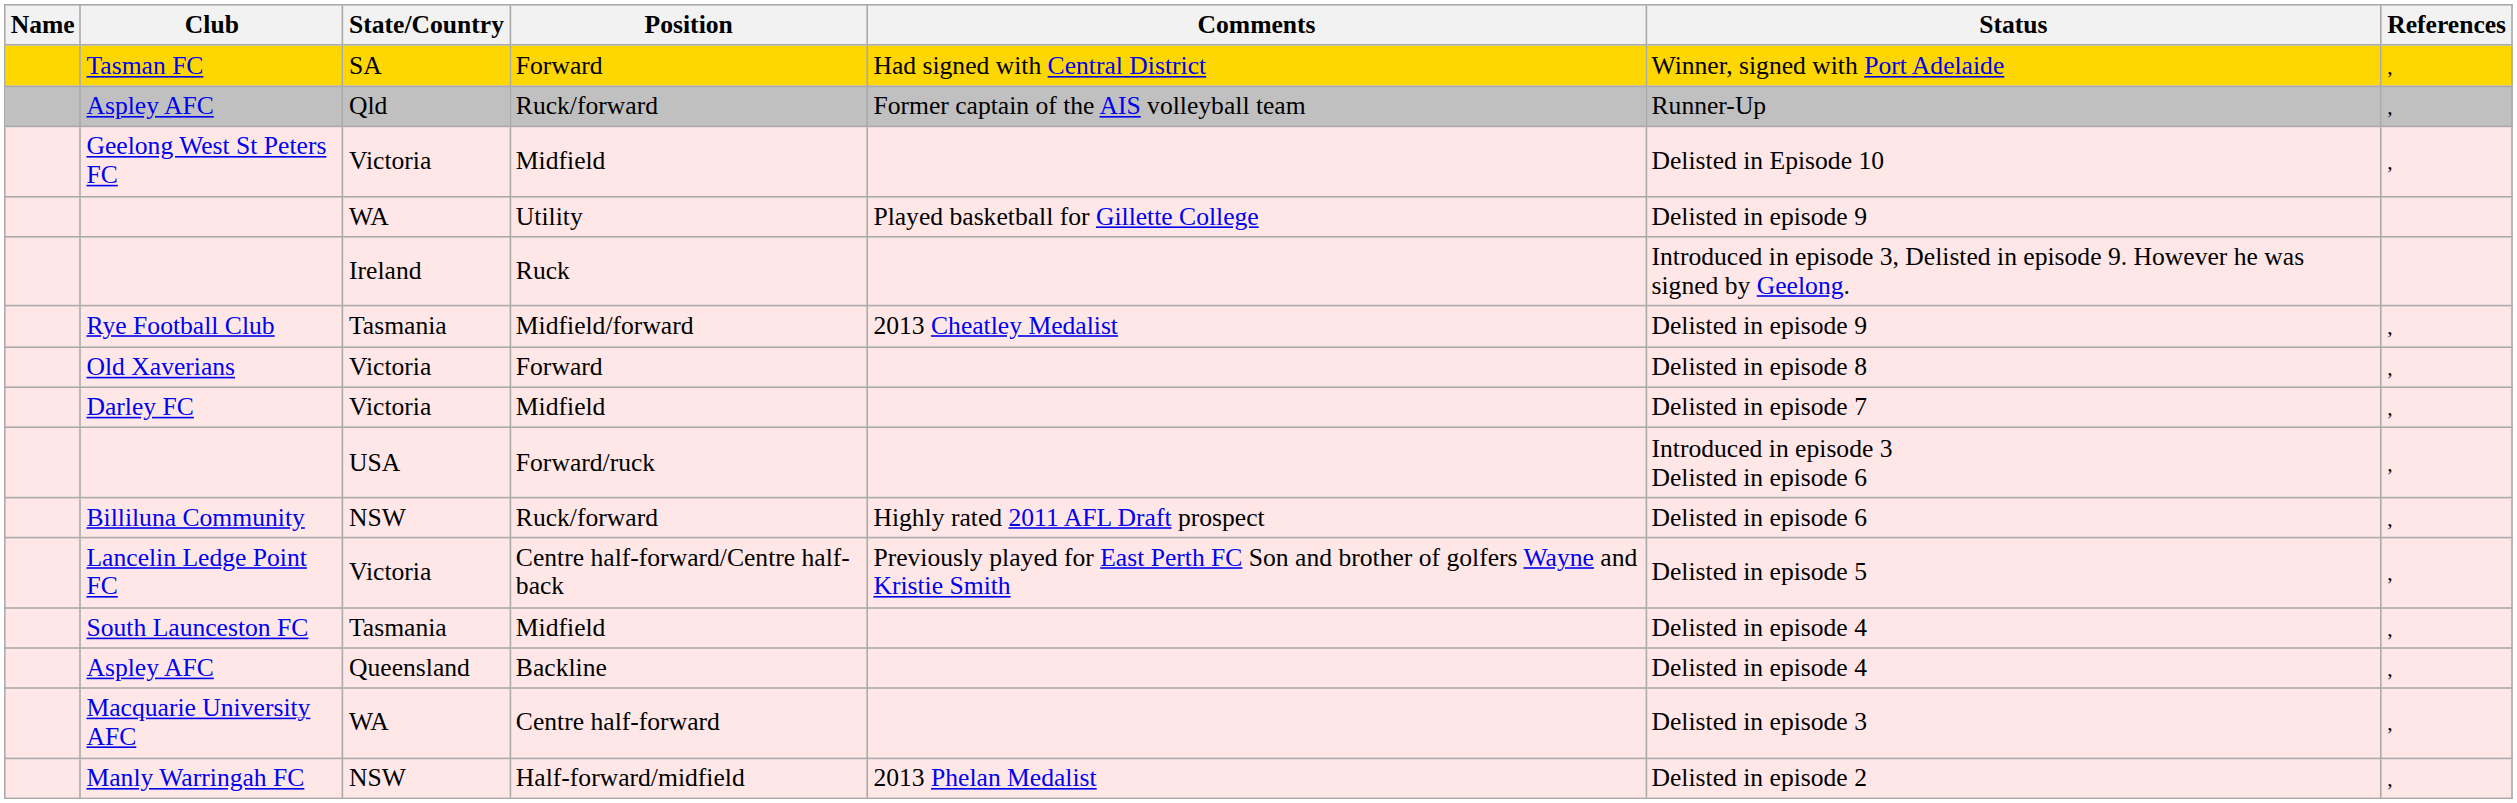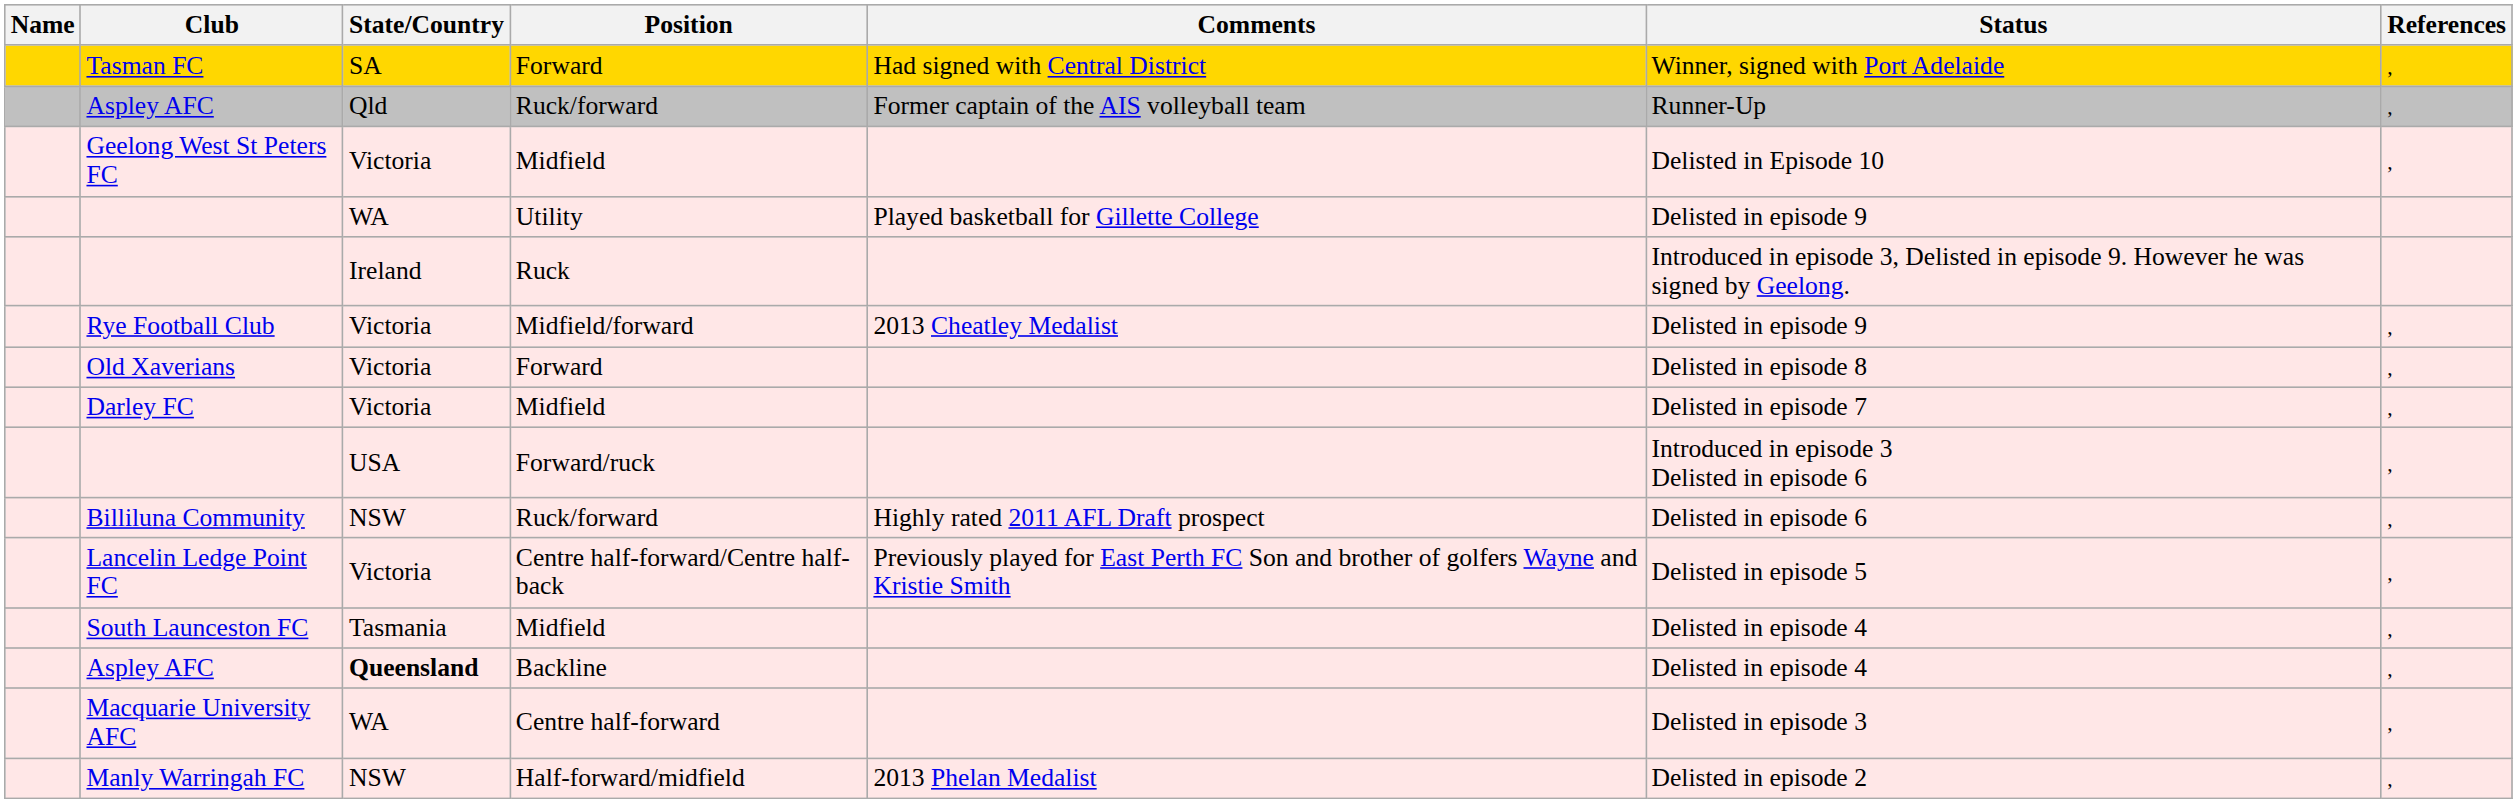(398, 326) Tasmania -> (390, 326) Victoria
(409, 667) normal -> (414, 667) bold
